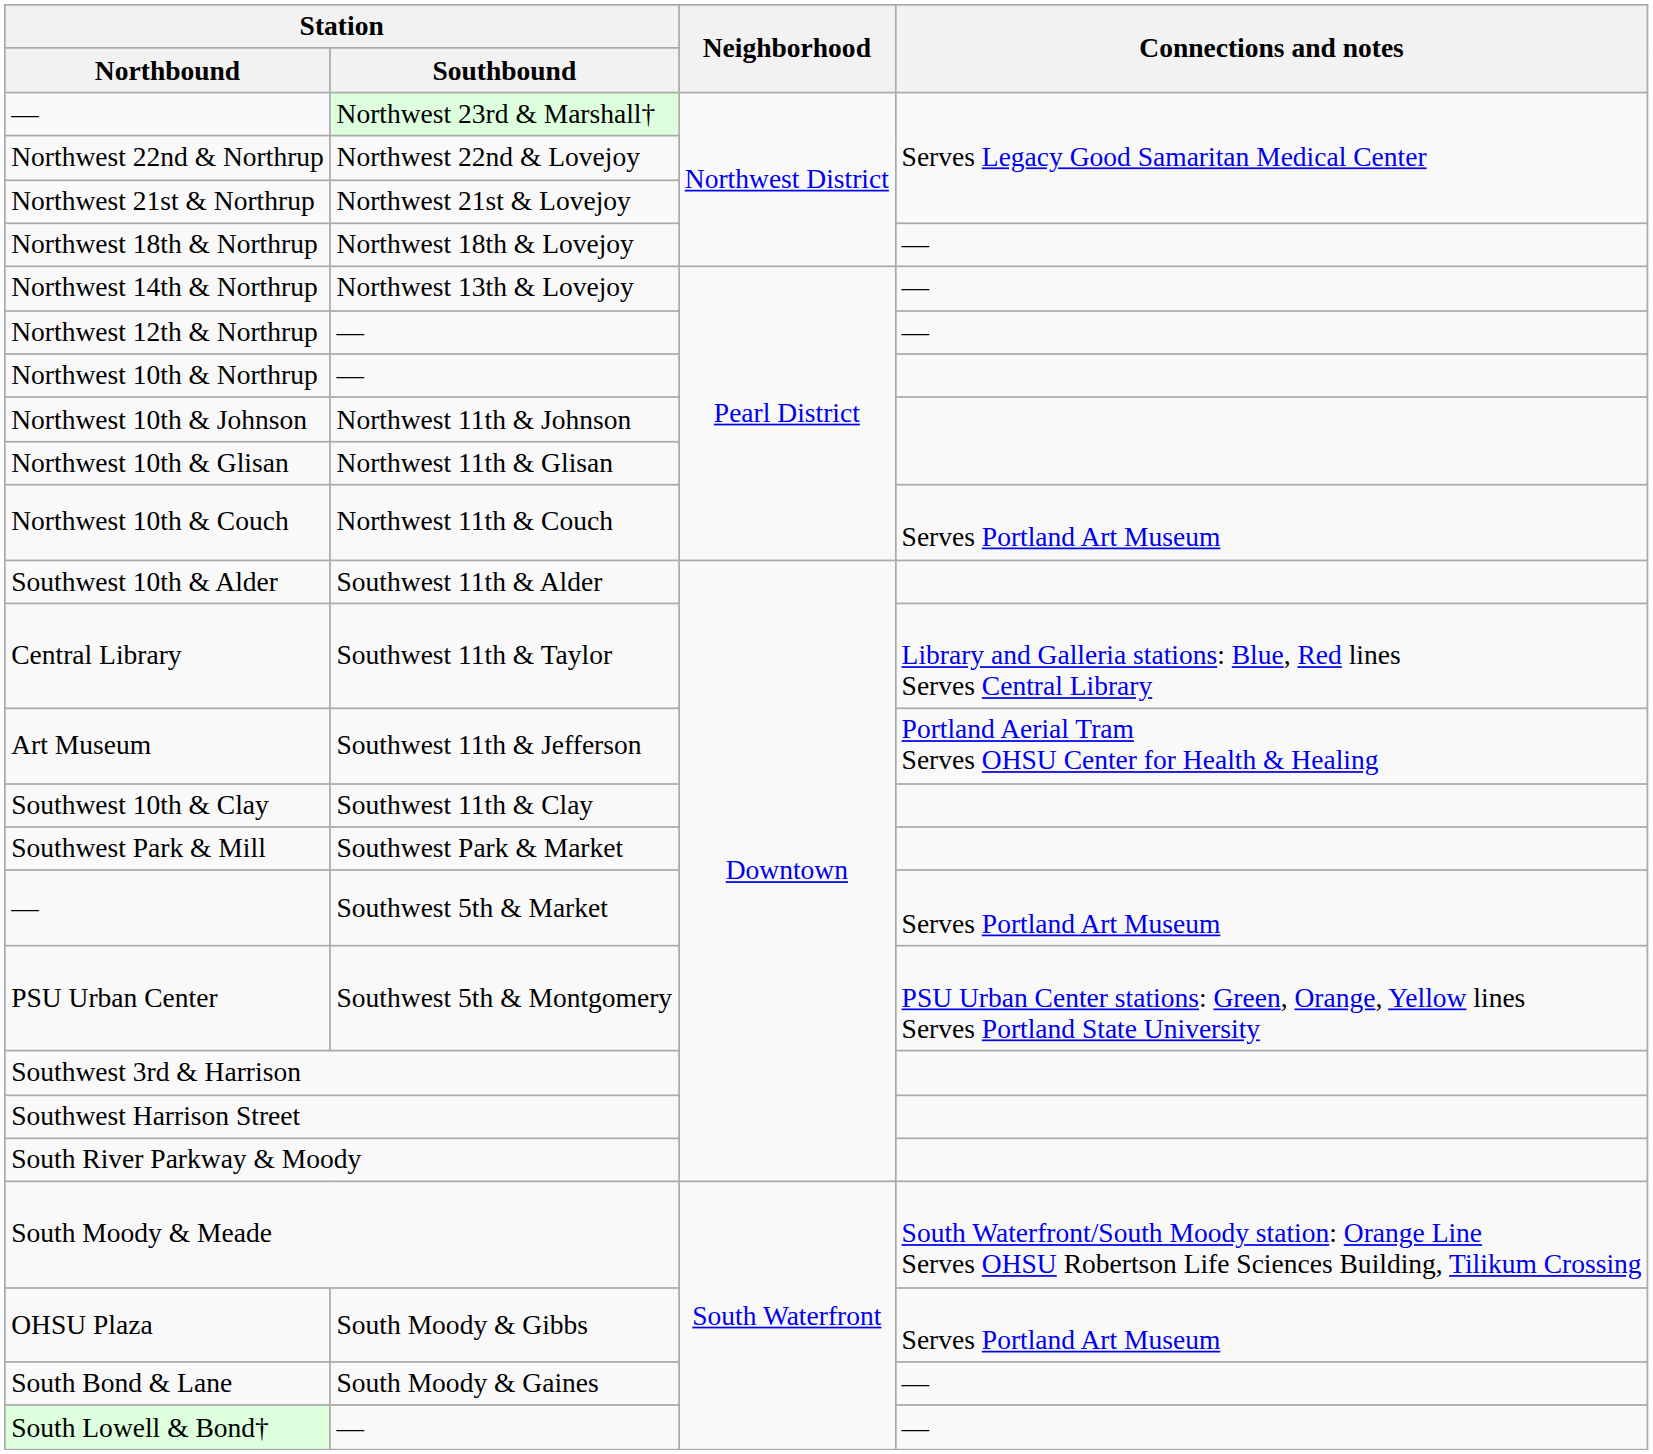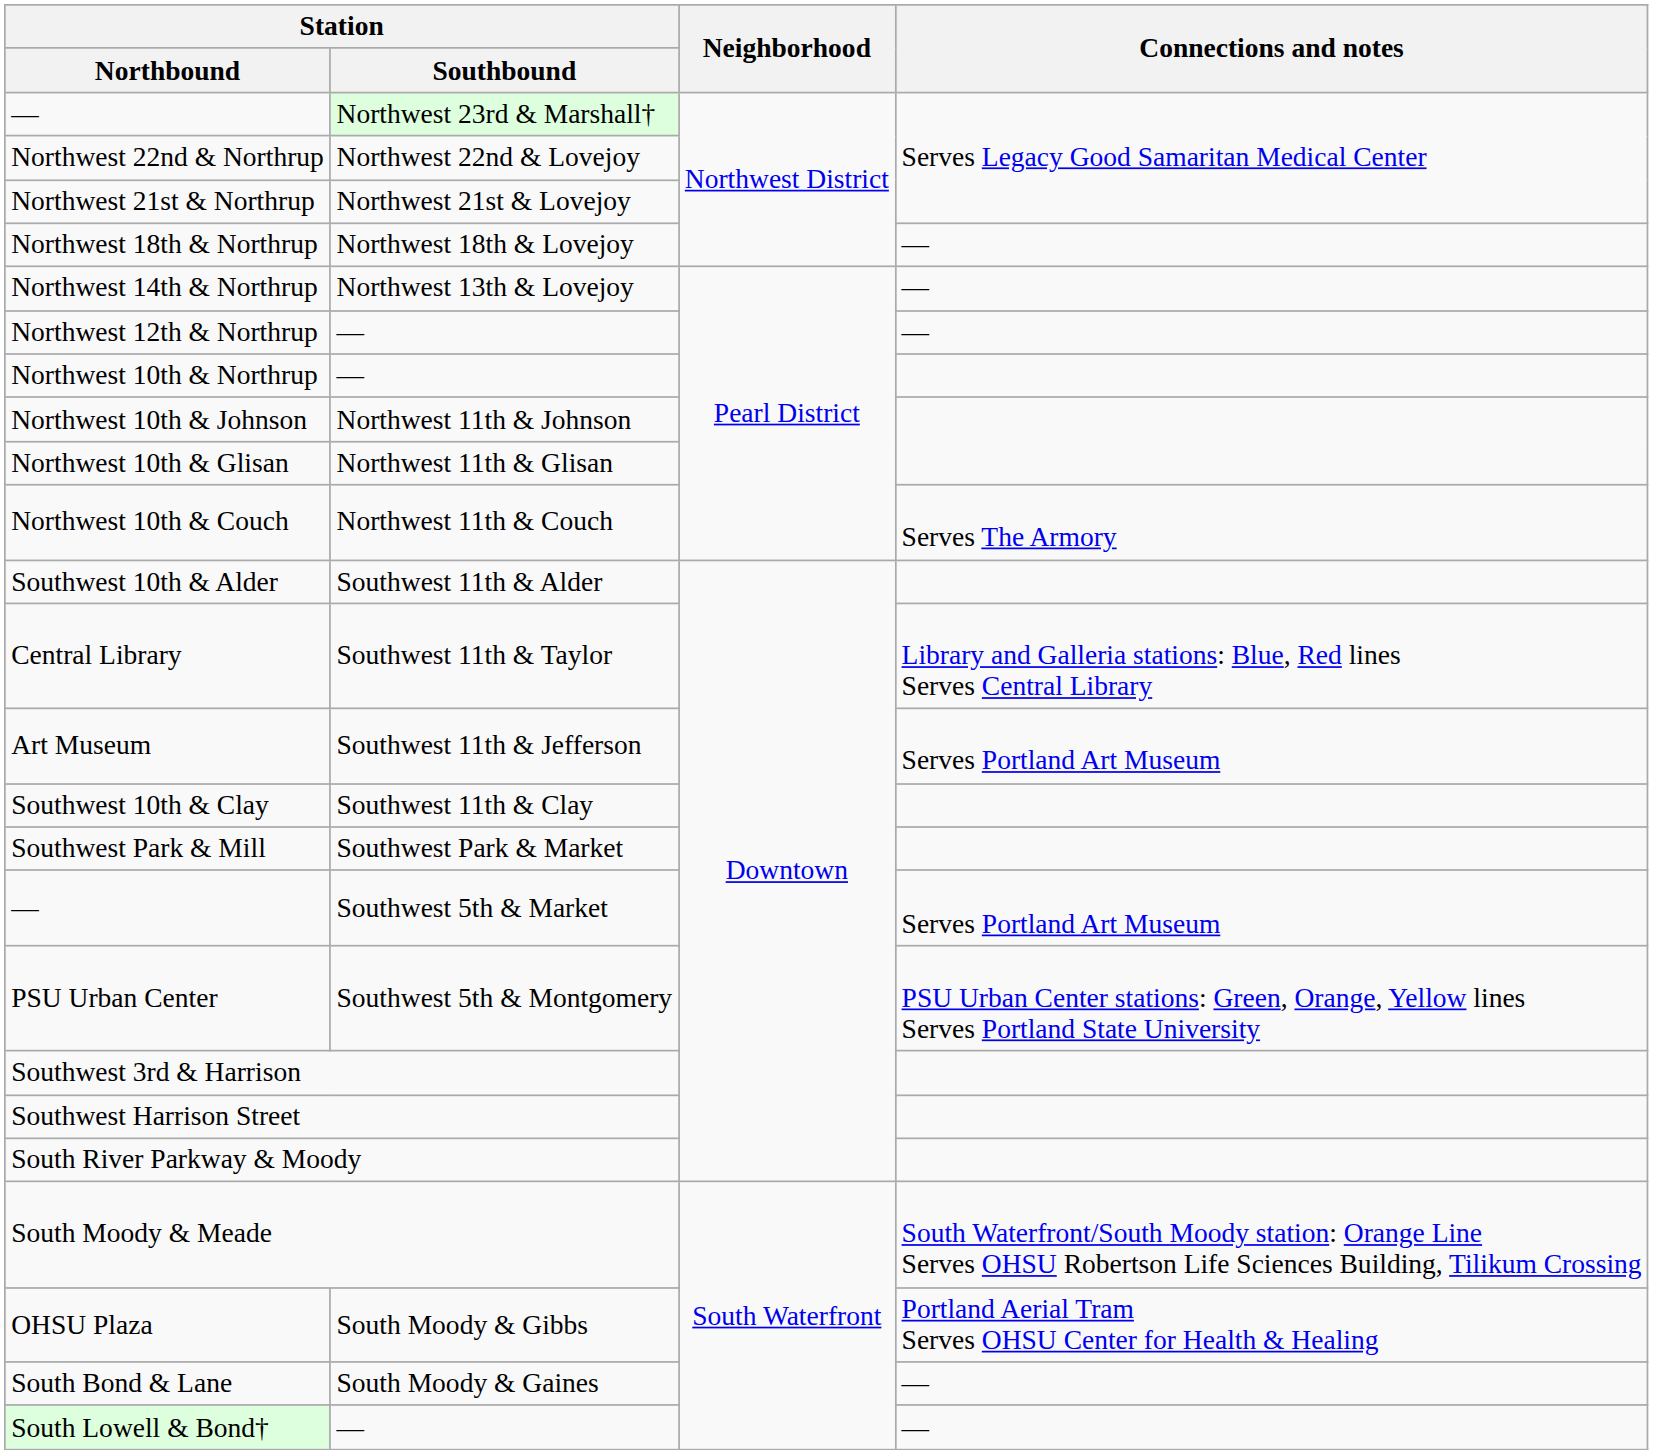(1061, 521) Serves Portland Art Museum -> (1009, 521) Serves The Armory
(1140, 745) Portland Aerial Tram Serves OHSU Center for Health & Healing -> (1061, 745) Serves Portland Art Museum
(1061, 1324) Serves Portland Art Museum -> (1140, 1324) Portland Aerial Tram Serves OHSU Center for Health & Healing
